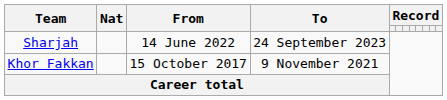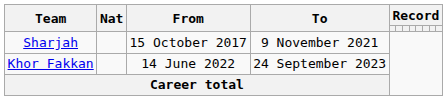(188, 42) 14 June 2022 -> (188, 42) 15 October 2017
(320, 42) 24 September 2023 -> (320, 42) 9 November 2021
(188, 64) 15 October 2017 -> (188, 64) 14 June 2022
(320, 64) 9 November 2021 -> (320, 64) 24 September 2023
